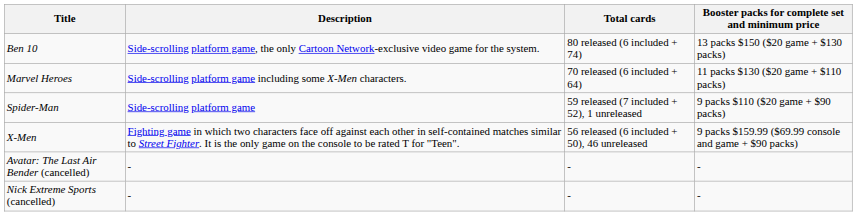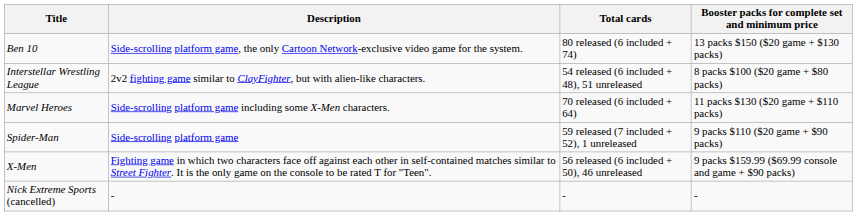+ row: (53, 78)
- row: (52, 166)
